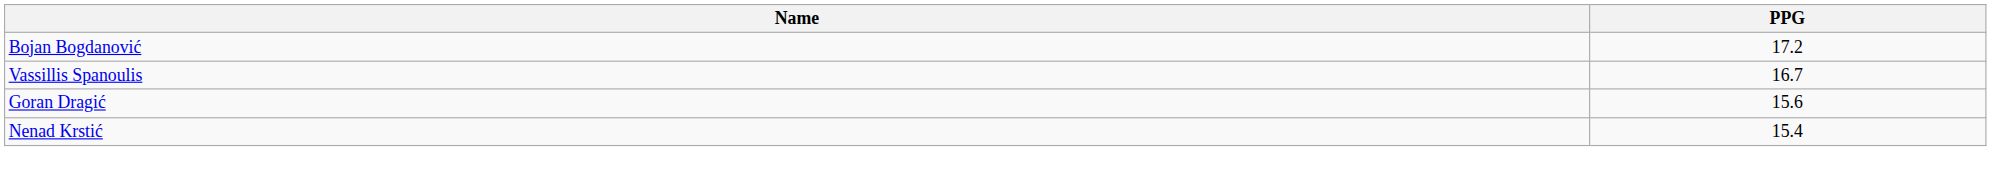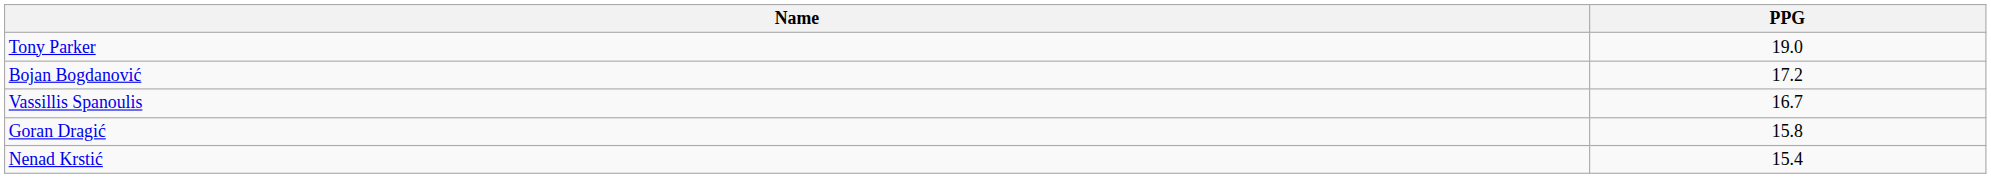+ row: (52, 46)
(1787, 103) 15.6 -> (1787, 131) 15.8
